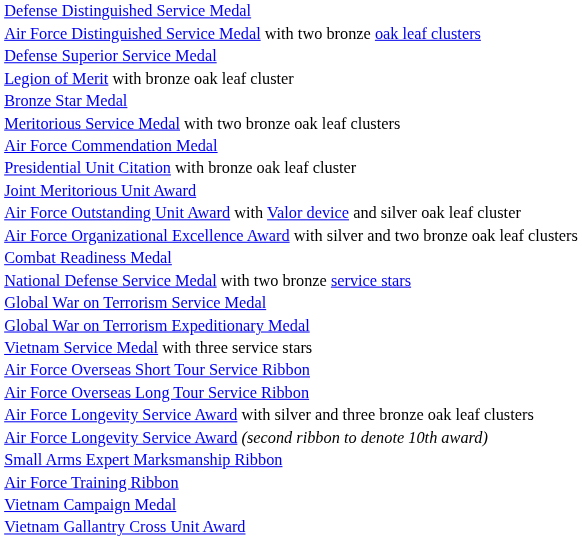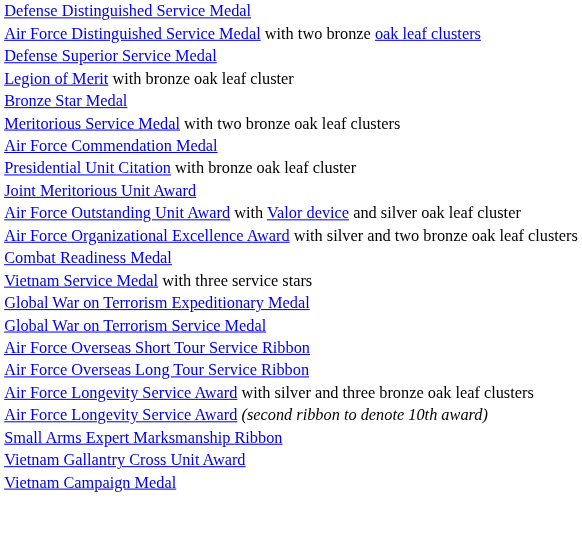- row: (208, 280)
rows swapped: (158, 347) <-> (135, 302)
- row: (91, 482)
rows swapped: (125, 527) <-> (90, 504)
